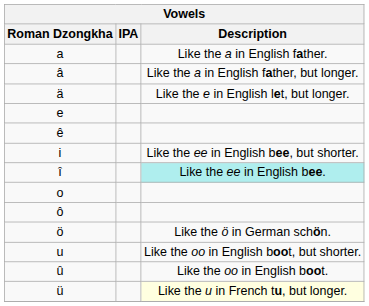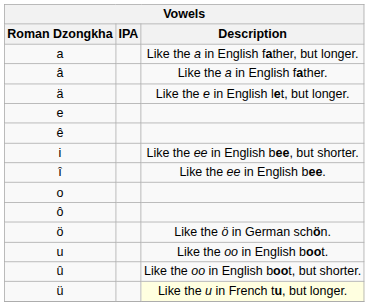(253, 53) Like the a in English father. -> (253, 53) Like the a in English father, but longer.
(253, 73) Like the a in English father, but longer. -> (253, 73) Like the a in English father.
(253, 172) paleturquoise background -> (253, 172) no background
(253, 251) Like the oo in English boot, but shorter. -> (253, 251) Like the oo in English boot.
(253, 271) Like the oo in English boot. -> (253, 271) Like the oo in English boot, but shorter.
